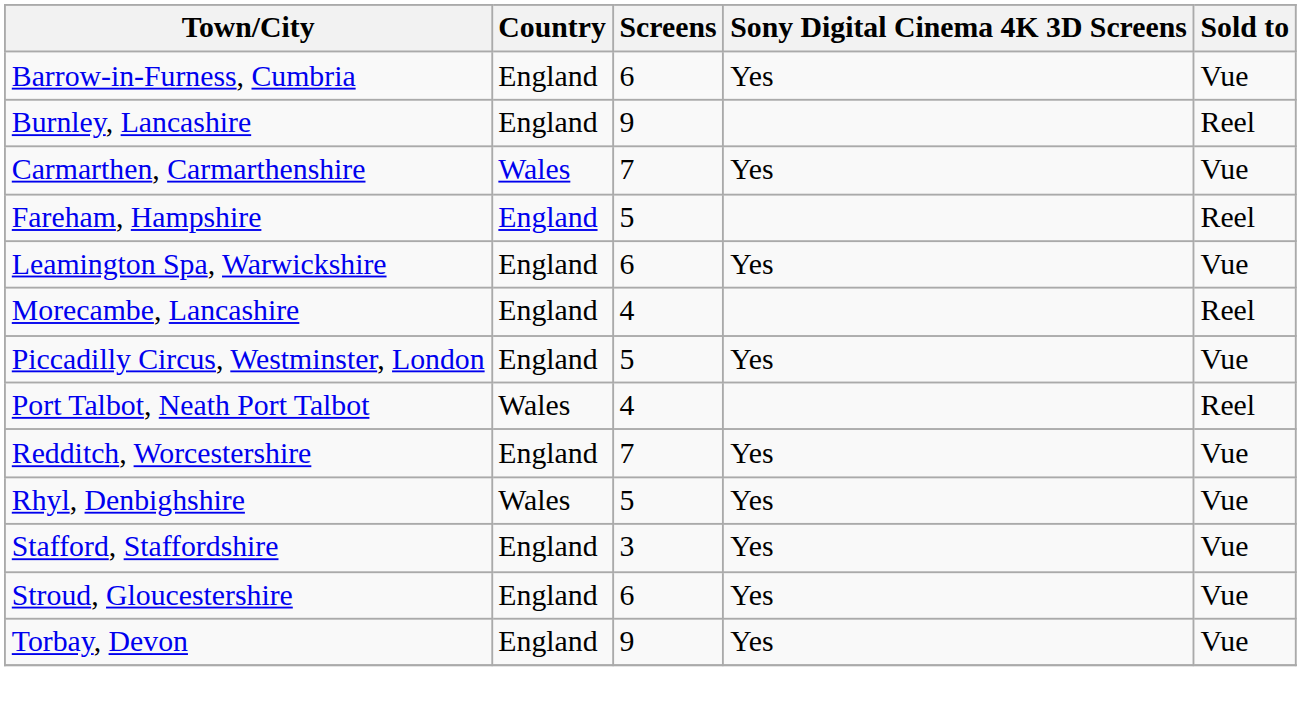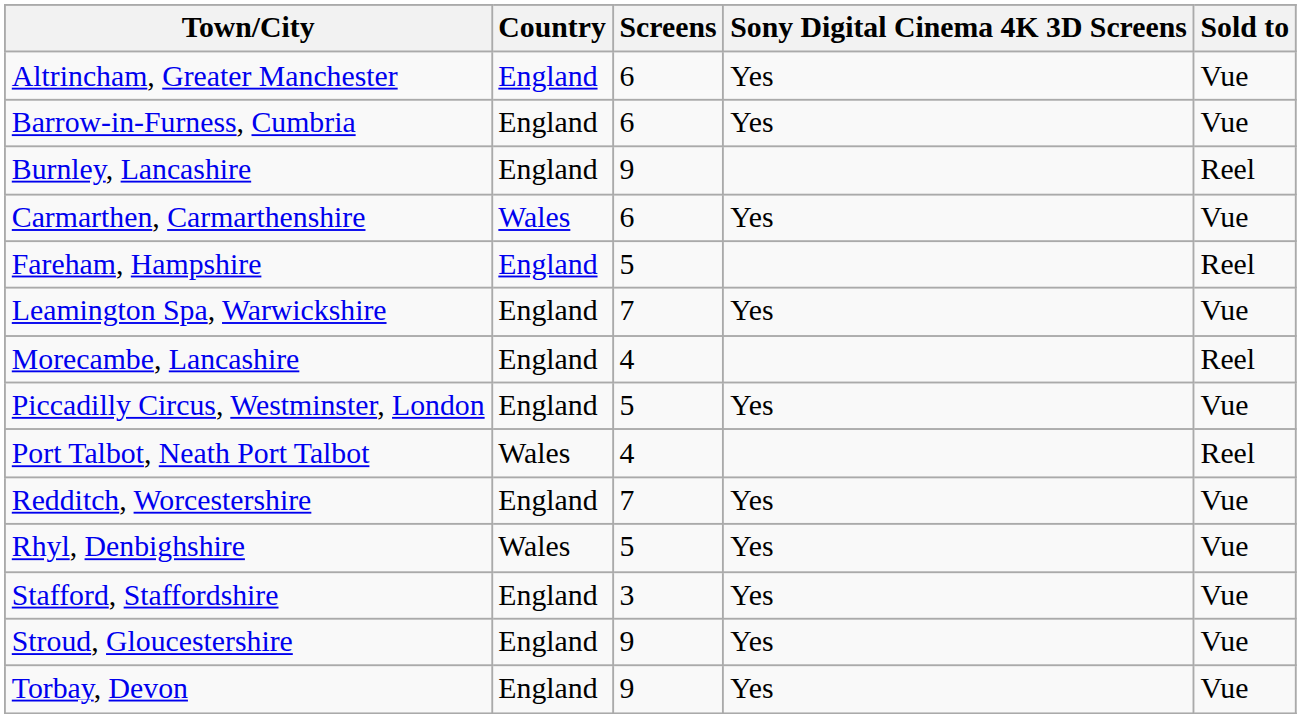+ row: (205, 75)
(627, 169) 7 -> (627, 216) 6
(627, 264) 6 -> (627, 311) 7
(627, 594) 6 -> (627, 641) 9
